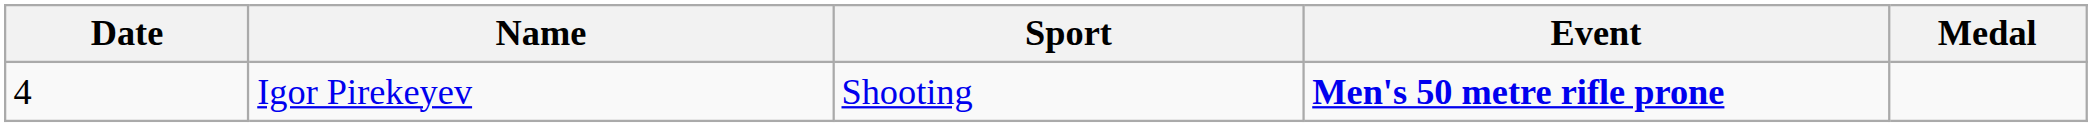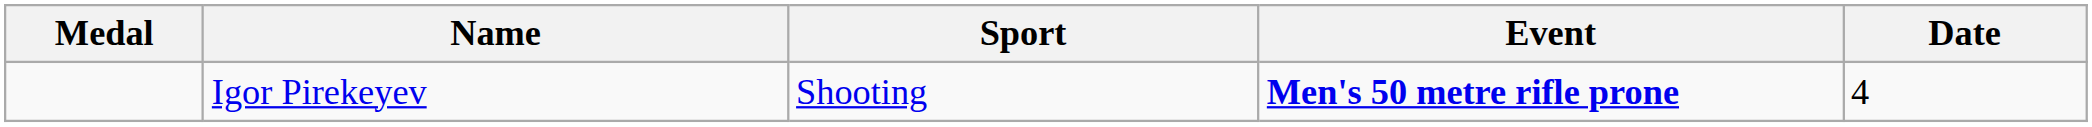columns swapped: (1987, 33) <-> (127, 33)
